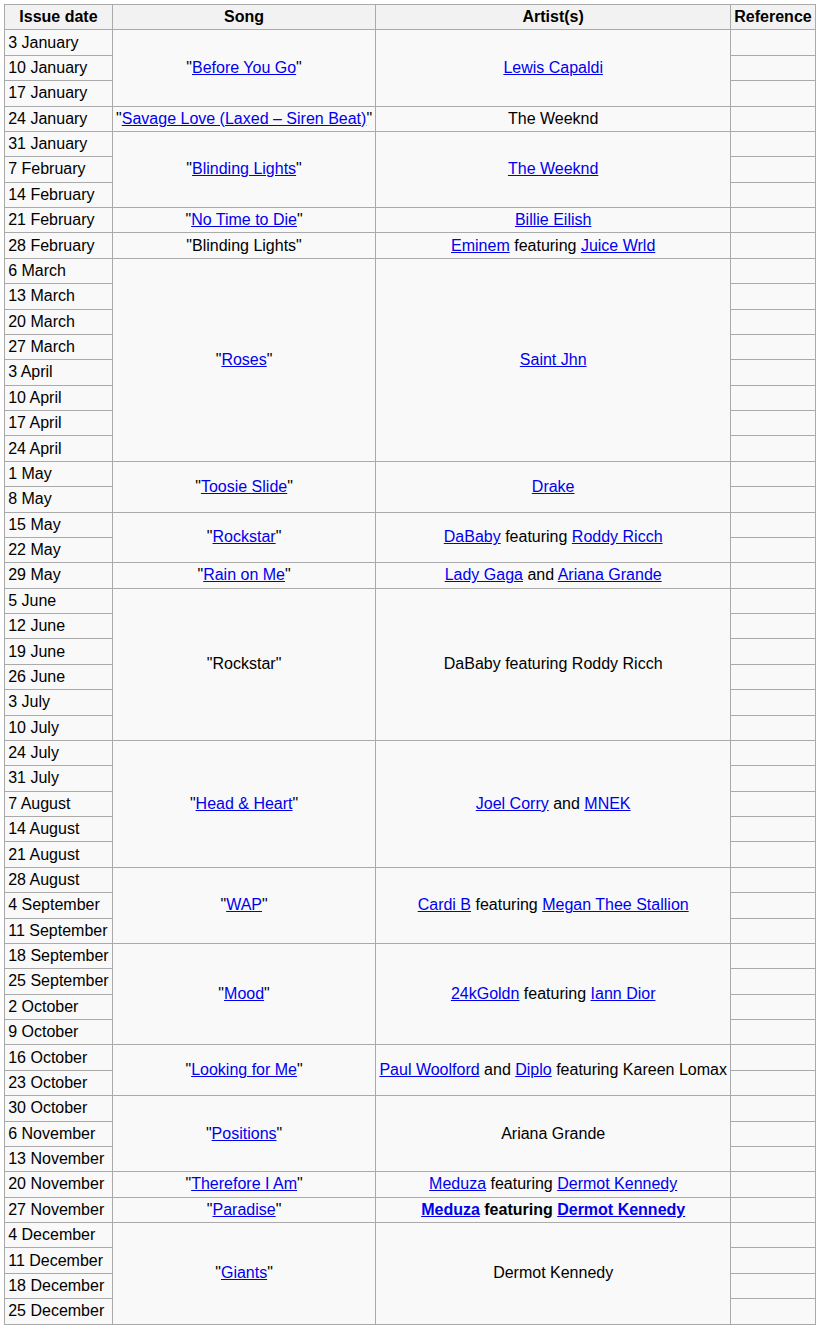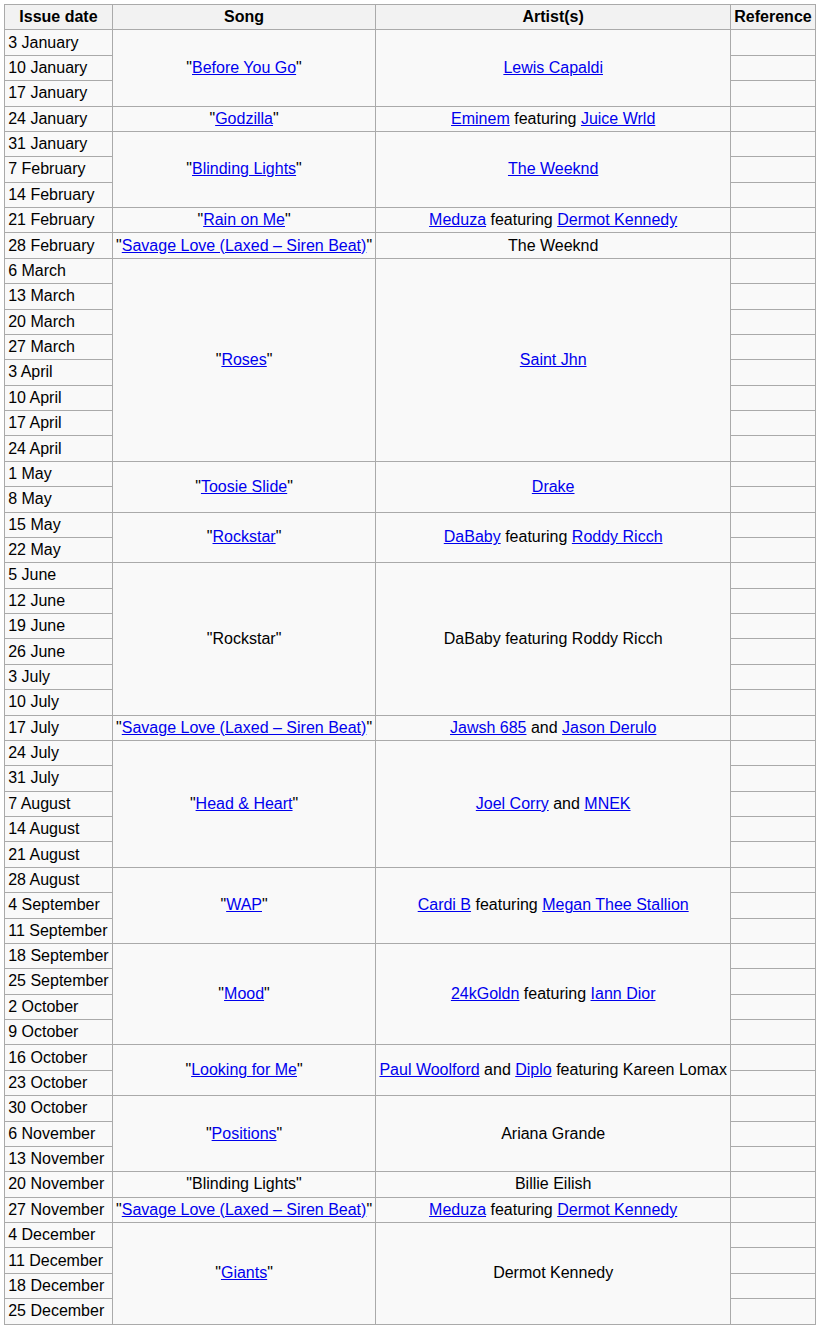(244, 118) "Savage Love (Laxed – Siren Beat)" -> (244, 118) "Godzilla"
(553, 118) The Weeknd -> (553, 118) Eminem featuring Juice Wrld
(244, 220) "No Time to Die" -> (244, 220) "Rain on Me"
(553, 220) Billie Eilish -> (553, 220) Meduza featuring Dermot Kennedy
(244, 245) "Blinding Lights" -> (244, 245) "Savage Love (Laxed – Siren Beat)"
(553, 245) Eminem featuring Juice Wrld -> (553, 245) The Weeknd
- row: (34, 575)
+ row: (34, 727)
(244, 1184) "Therefore I Am" -> (244, 1184) "Blinding Lights"
(553, 1184) Meduza featuring Dermot Kennedy -> (553, 1184) Billie Eilish
(244, 1209) "Paradise" -> (244, 1209) "Savage Love (Laxed – Siren Beat)"
(553, 1209) bold -> (553, 1209) normal
